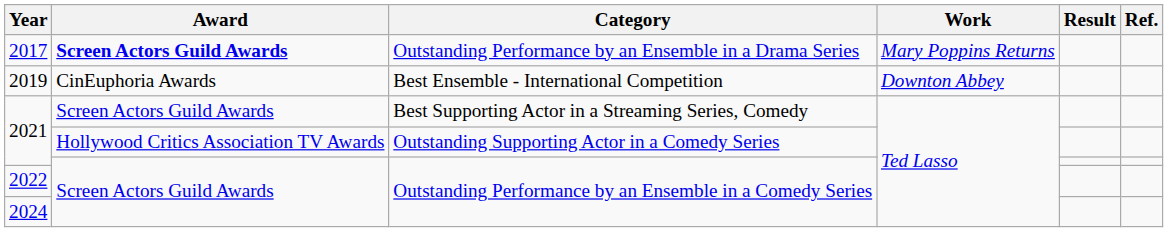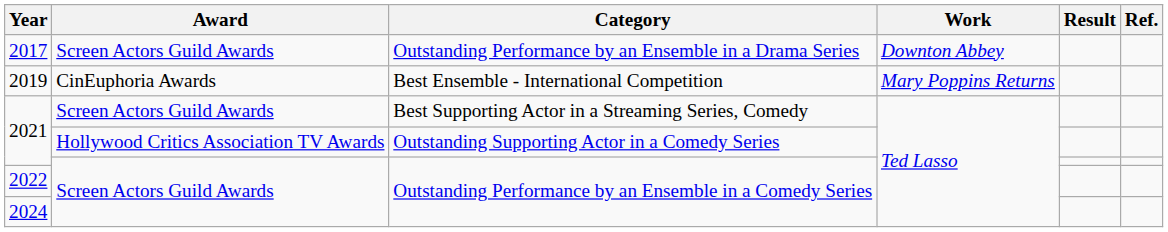(172, 50) bold -> (165, 50) normal
(968, 50) Mary Poppins Returns -> (942, 50) Downton Abbey
(942, 80) Downton Abbey -> (968, 80) Mary Poppins Returns
